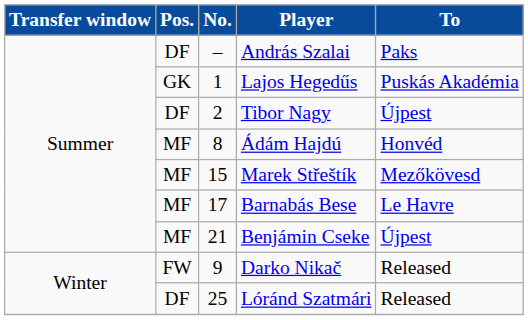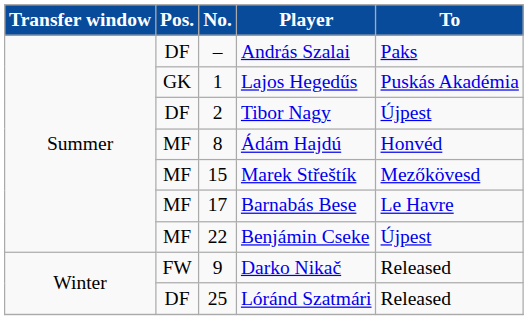(218, 236) 21 -> (218, 236) 22
